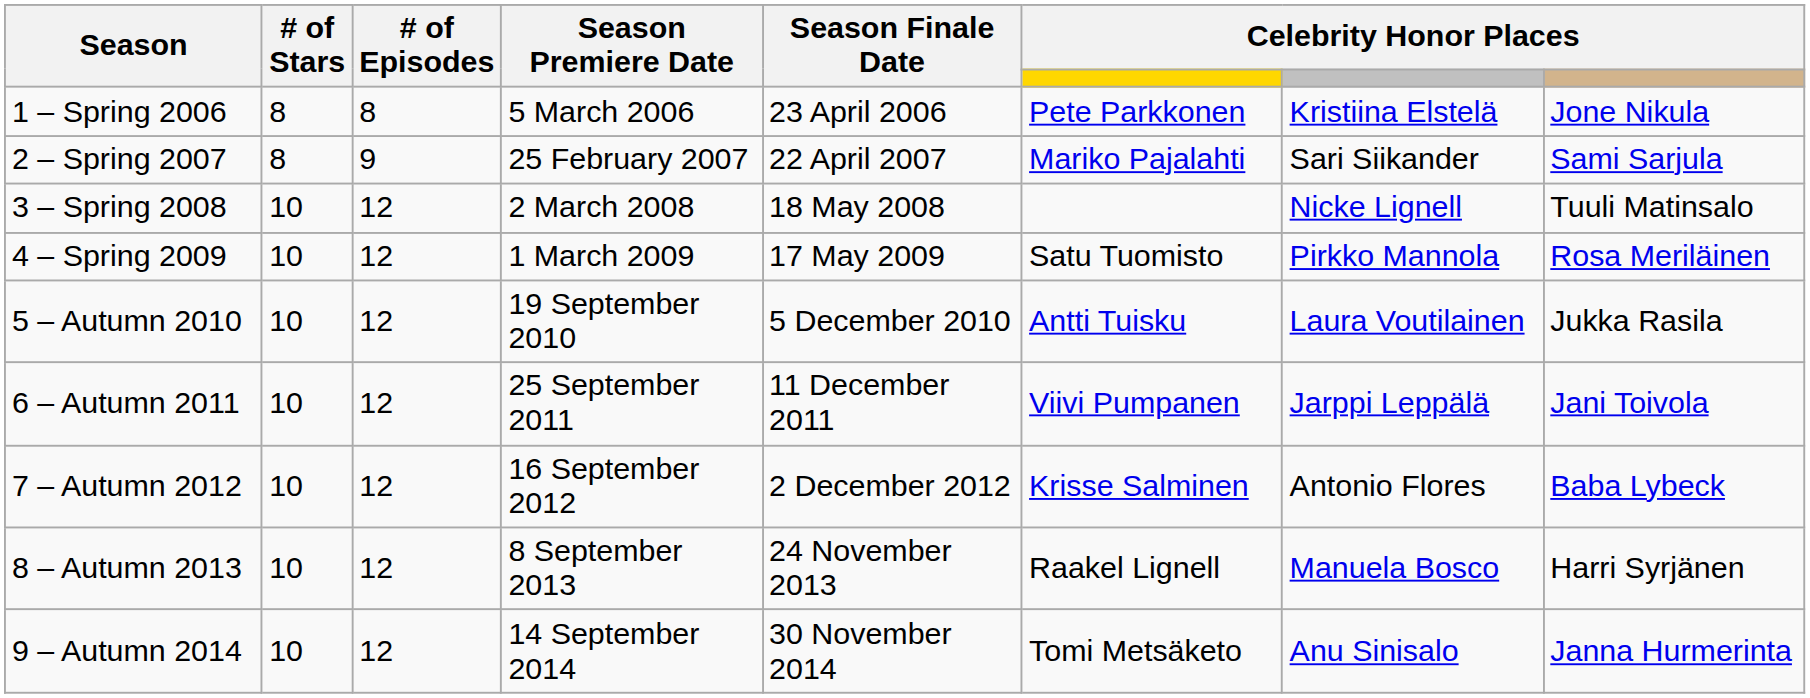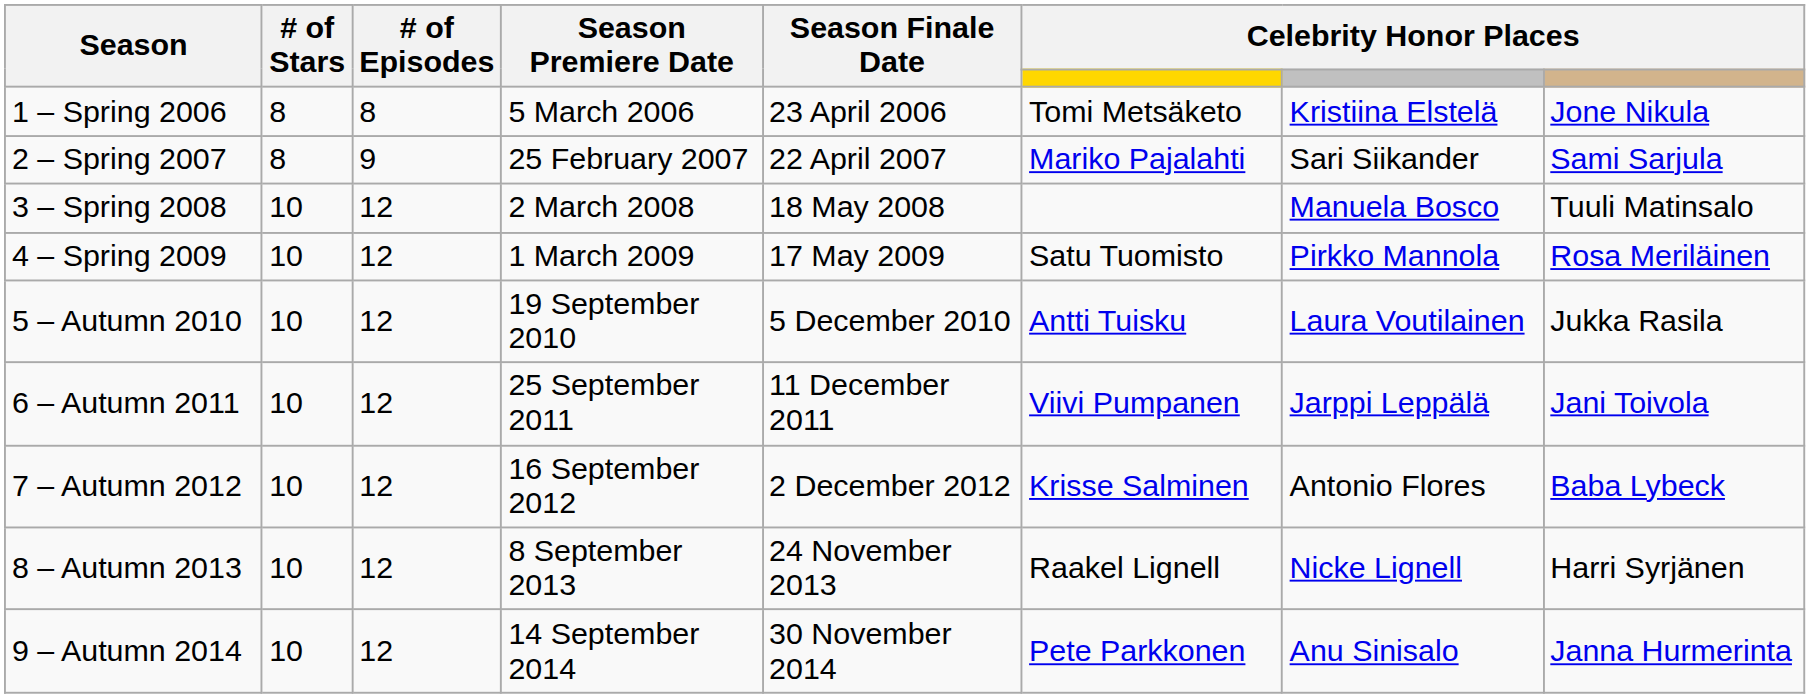(1137, 111) Pete Parkkonen -> (1136, 111) Tomi Metsäketo
(1376, 207) Nicke Lignell -> (1394, 207) Manuela Bosco
(1394, 568) Manuela Bosco -> (1376, 568) Nicke Lignell
(1136, 650) Tomi Metsäketo -> (1137, 650) Pete Parkkonen
